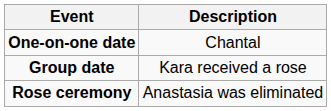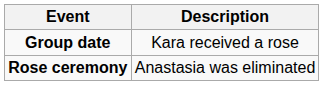- row: (72, 42)
